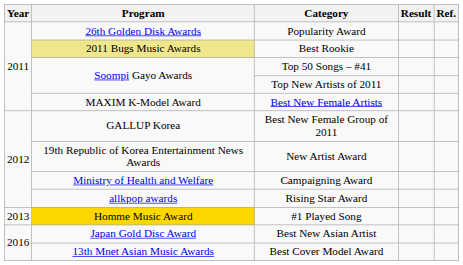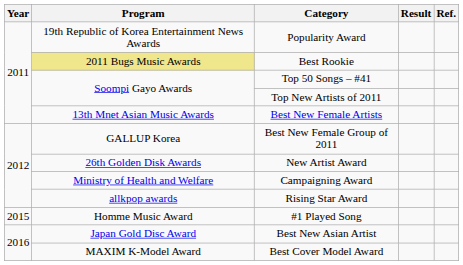(143, 31) 26th Golden Disk Awards -> (143, 37) 19th Republic of Korea Entertainment News Awards
(143, 102) MAXIM K-Model Award -> (143, 114) 13th Mnet Asian Music Awards
(143, 156) 19th Republic of Korea Entertainment News Awards -> (143, 162) 26th Golden Disk Awards
(18, 216) 2013 -> (18, 216) 2015
(143, 216) gold background -> (143, 216) no background
(143, 251) 13th Mnet Asian Music Awards -> (143, 251) MAXIM K-Model Award
